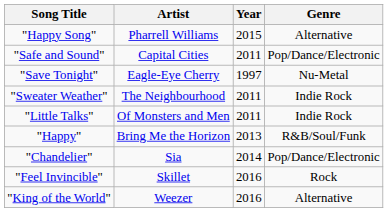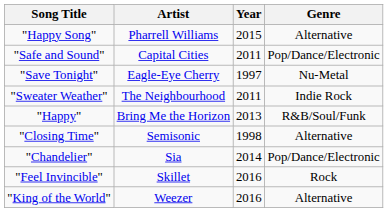- row: (59, 116)
+ row: (59, 136)
